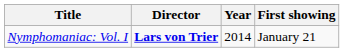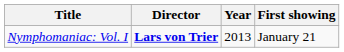(238, 36) 2014 -> (238, 36) 2013
